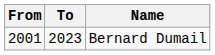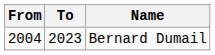(25, 39) 2001 -> (25, 39) 2004
